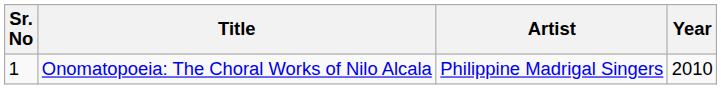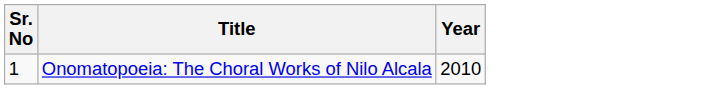- column: (552, 29)
